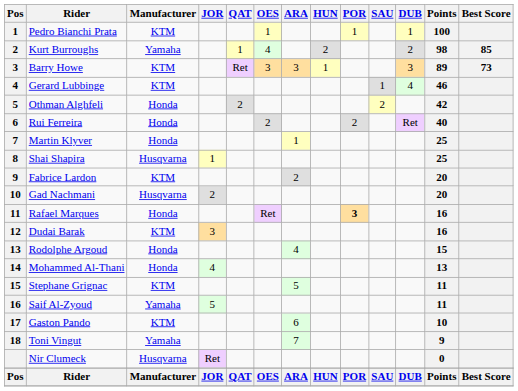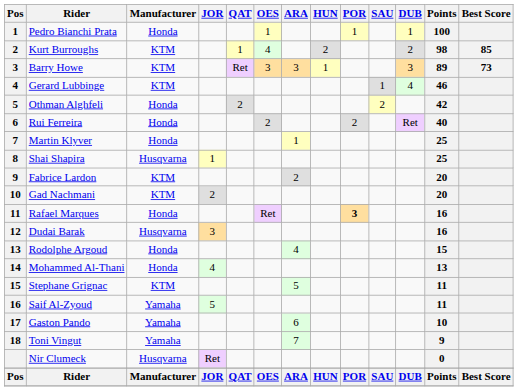(163, 31) KTM -> (163, 31) Honda
(163, 49) Yamaha -> (163, 49) KTM
(163, 194) Husqvarna -> (163, 194) KTM
(163, 231) KTM -> (163, 231) Husqvarna
(163, 322) KTM -> (163, 322) Yamaha
